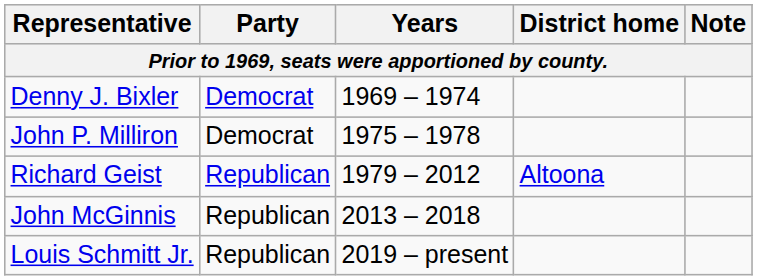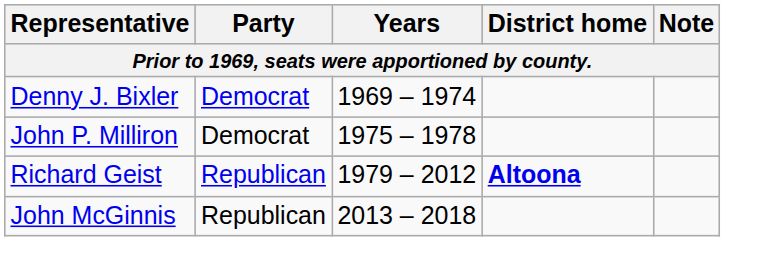(562, 175) normal -> (534, 175) bold
- row: (102, 255)
